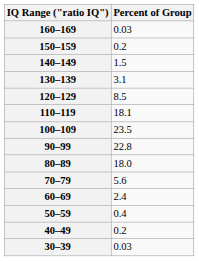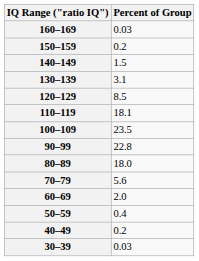(120, 197) 2.4 -> (120, 197) 2.0
